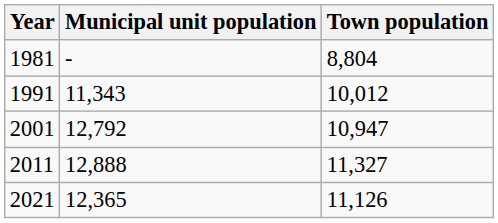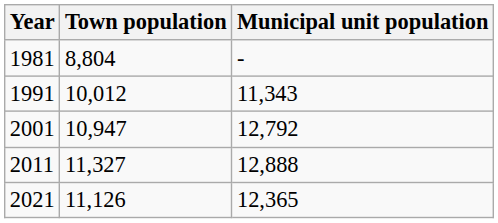columns swapped: (408, 22) <-> (191, 22)
